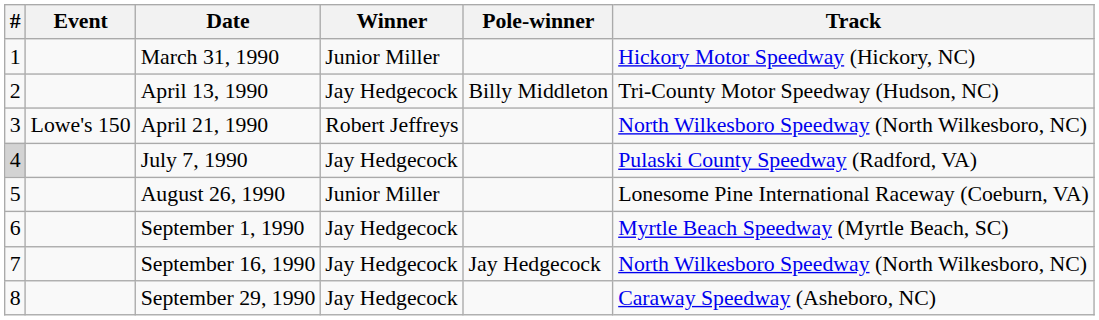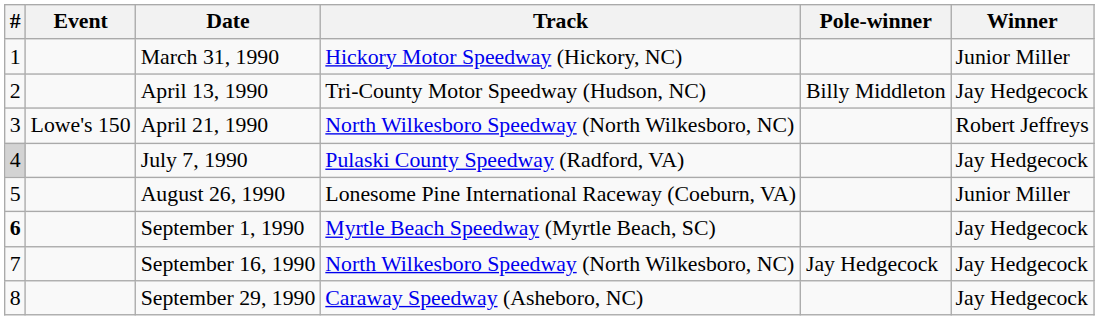columns swapped: (853, 21) <-> (392, 21)
(15, 228) normal -> (15, 228) bold
